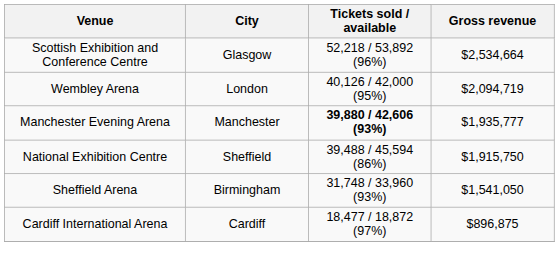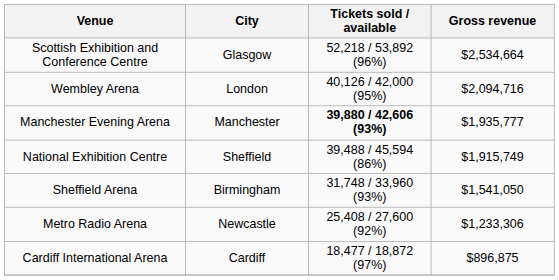(493, 89) $2,094,719 -> (493, 89) $2,094,716
(493, 156) $1,915,750 -> (493, 156) $1,915,749
+ row: (95, 224)
